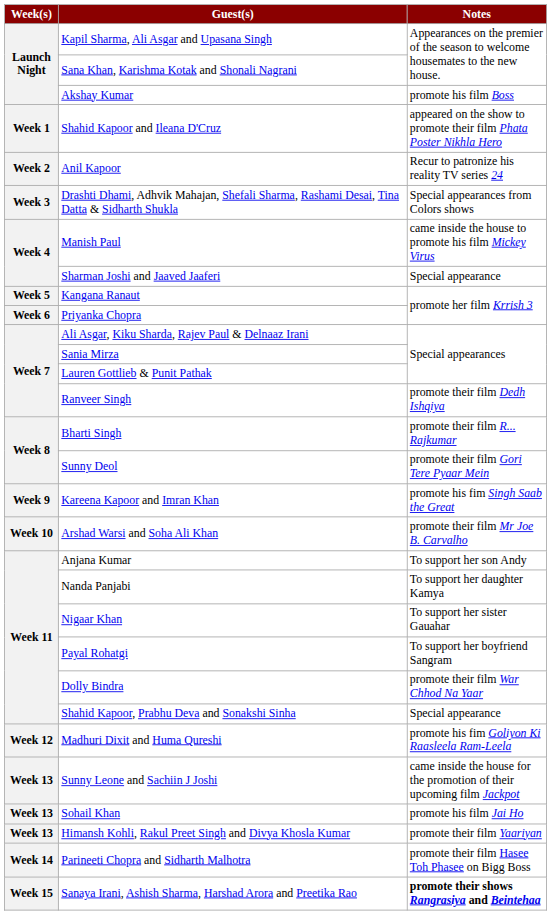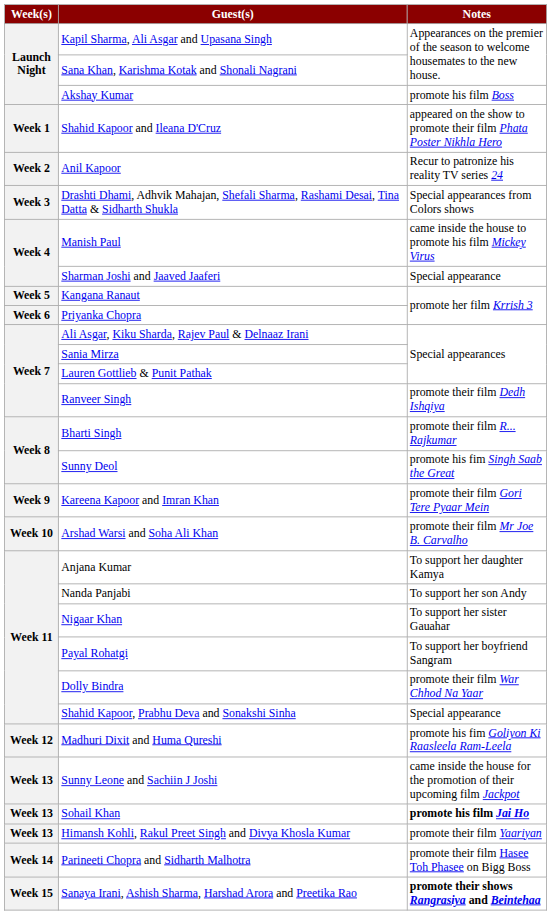(466, 466) promote their film Gori Tere Pyaar Mein -> (476, 466) promote his fim Singh Saab the Great
(476, 500) promote his fim Singh Saab the Great -> (466, 500) promote their film Gori Tere Pyaar Mein
(468, 560) To support her son Andy -> (466, 567) To support her daughter Kamya
(466, 586) To support her daughter Kamya -> (468, 593) To support her son Andy
(467, 813) normal -> (470, 813) bold
